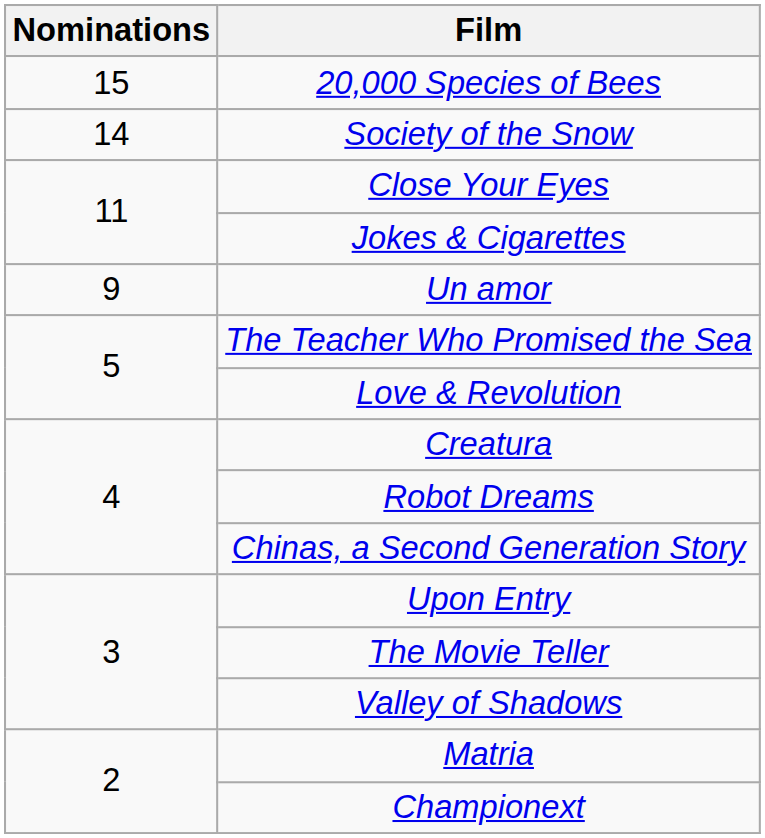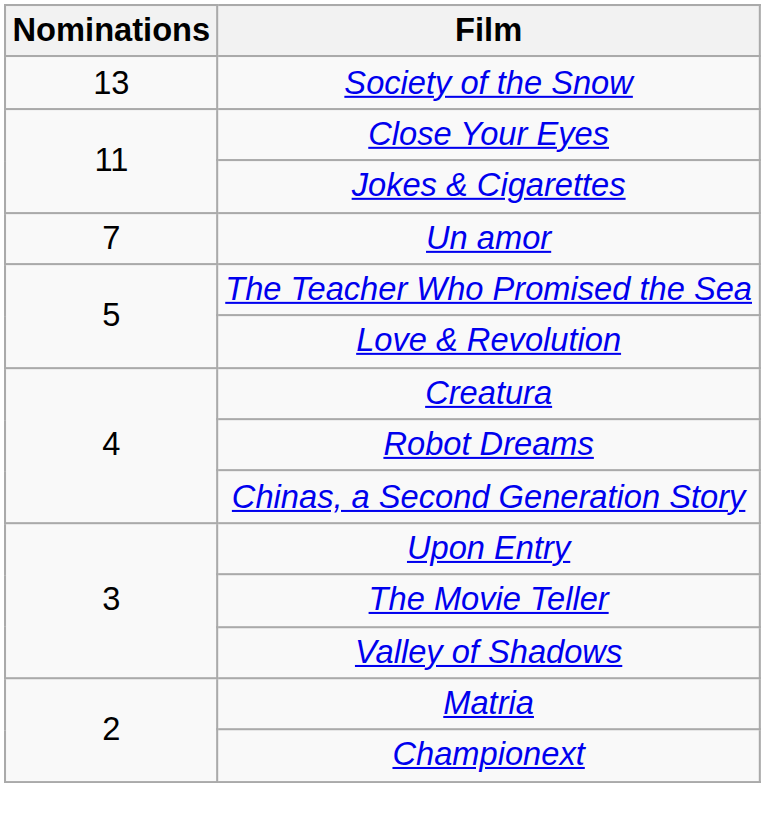- row: (489, 82)
(111, 133) 14 -> (111, 82) 13
(111, 289) 9 -> (111, 237) 7
